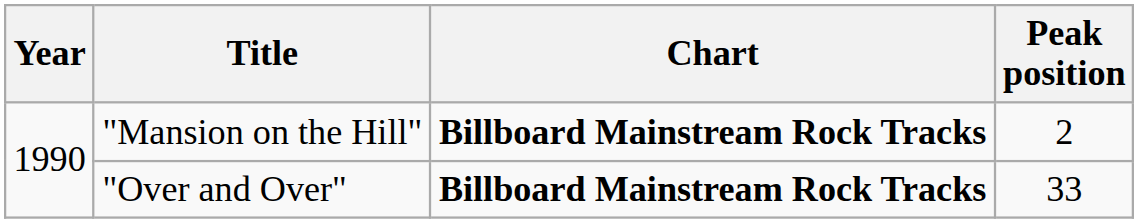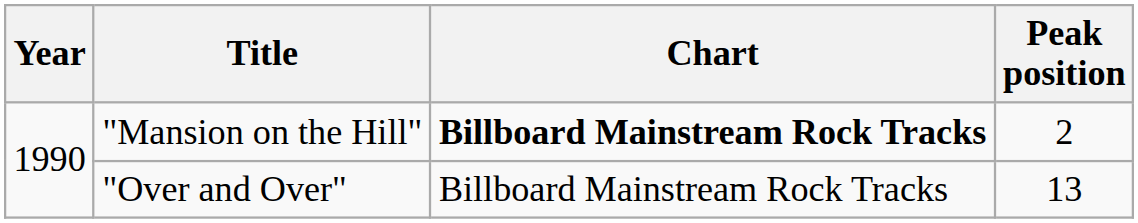(713, 188) bold -> (694, 188) normal
(1064, 188) 33 -> (1064, 188) 13
